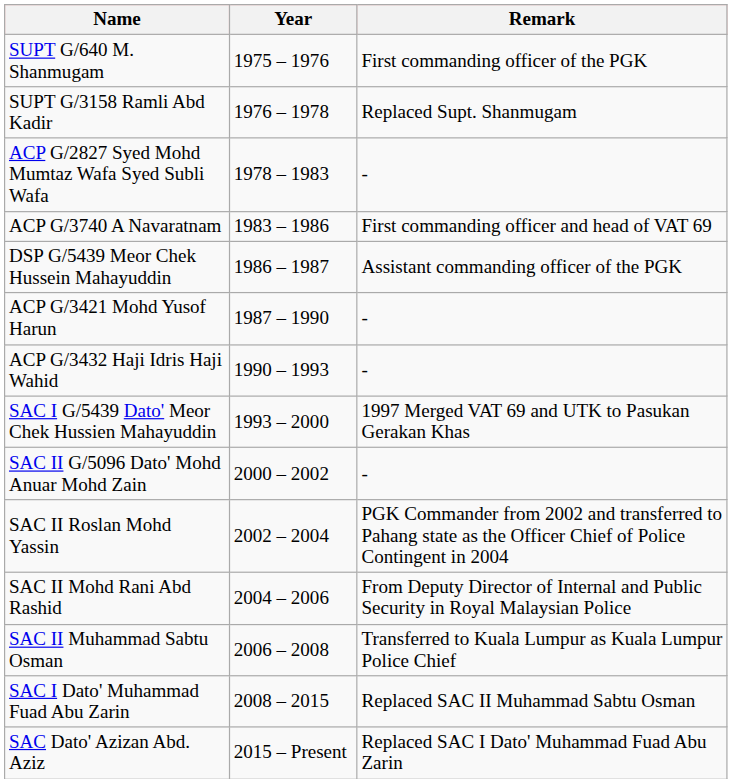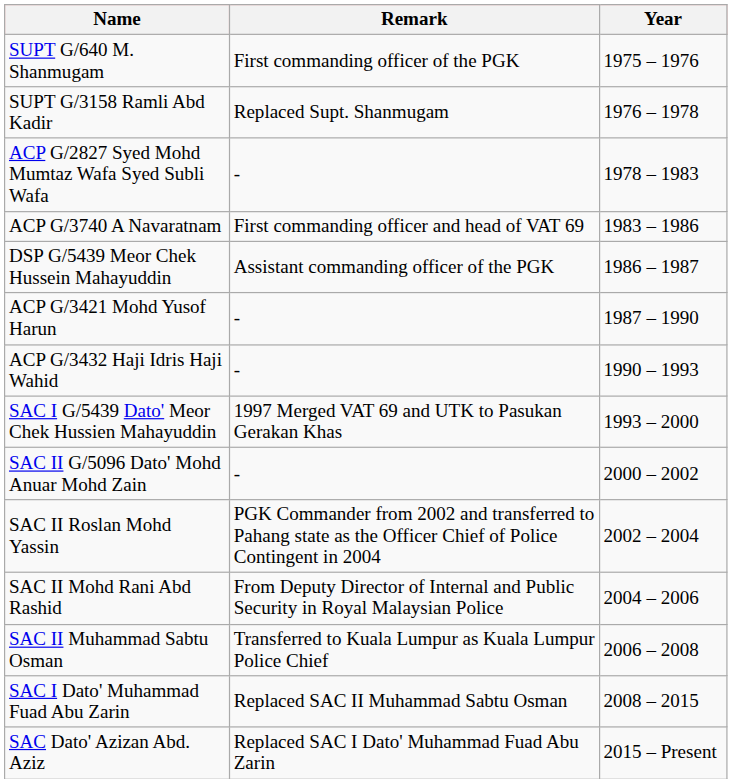columns swapped: (293, 19) <-> (542, 19)
